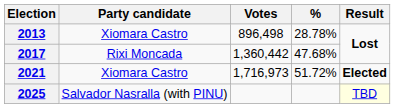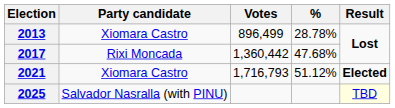(261, 34) 896,498 -> (261, 34) 896,499
(261, 73) 1,716,973 -> (261, 73) 1,716,793
(316, 73) 51.72% -> (316, 73) 51.12%
